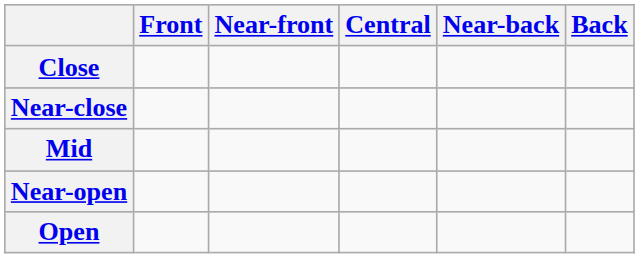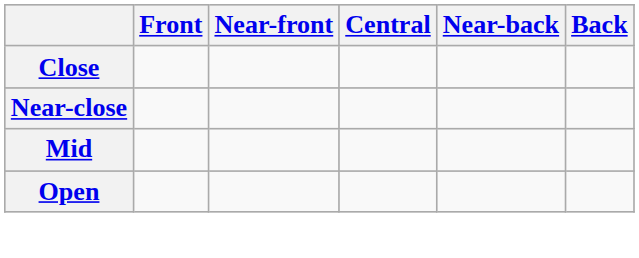- row: (69, 190)
